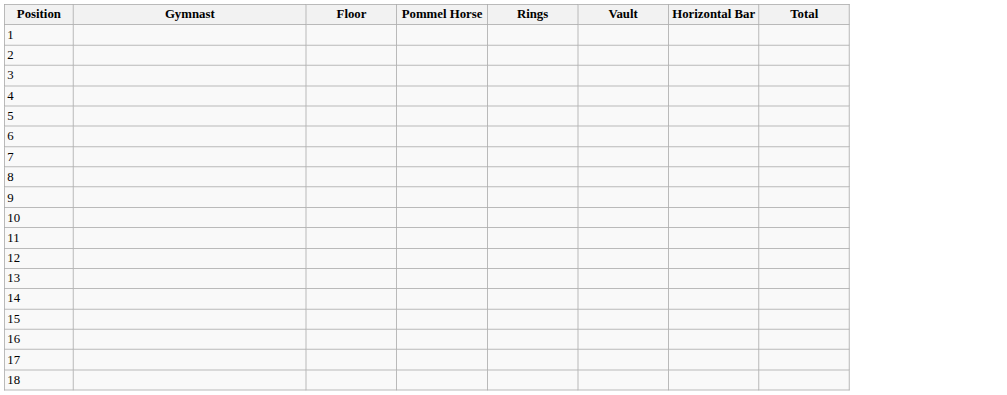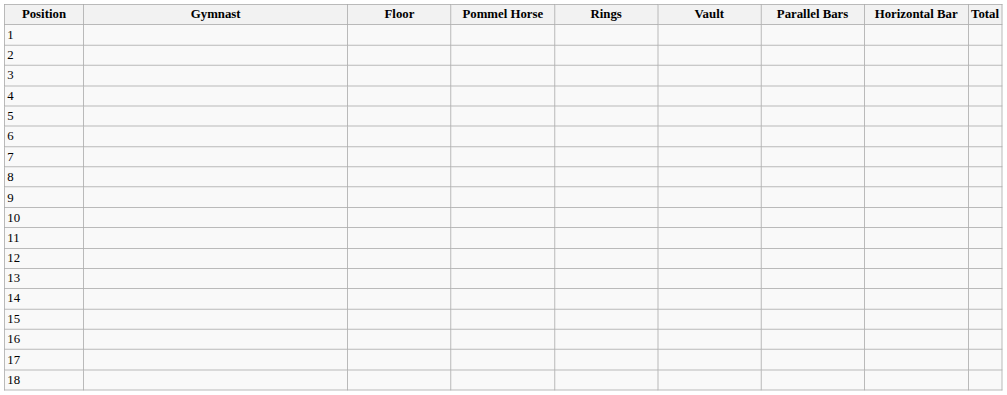+ column: (813, 14)
